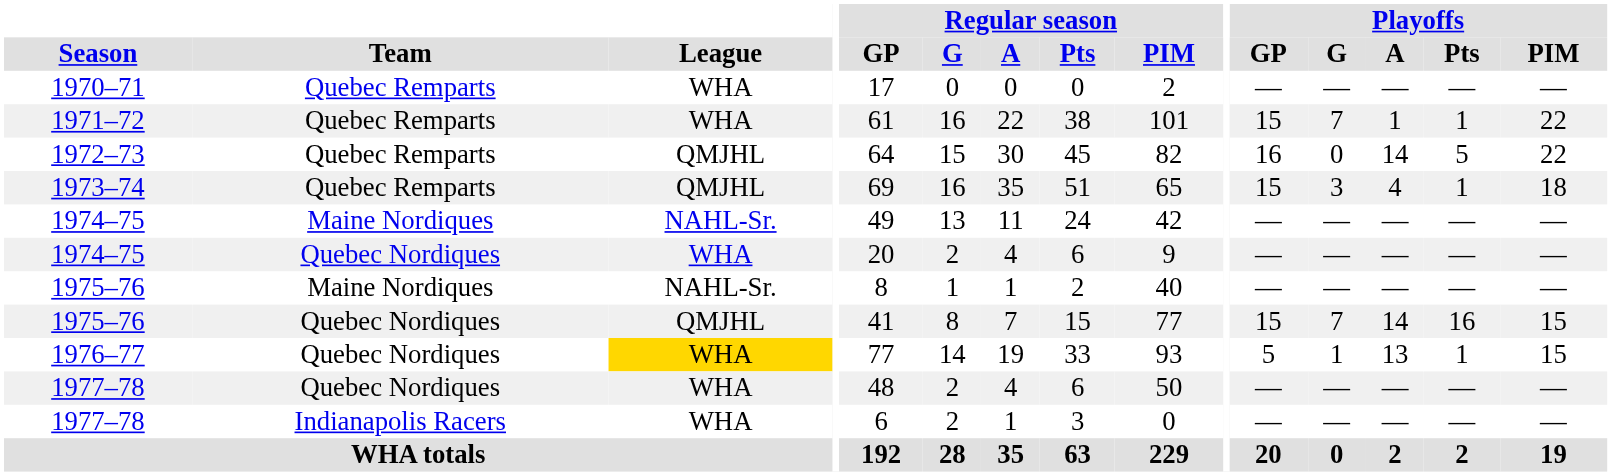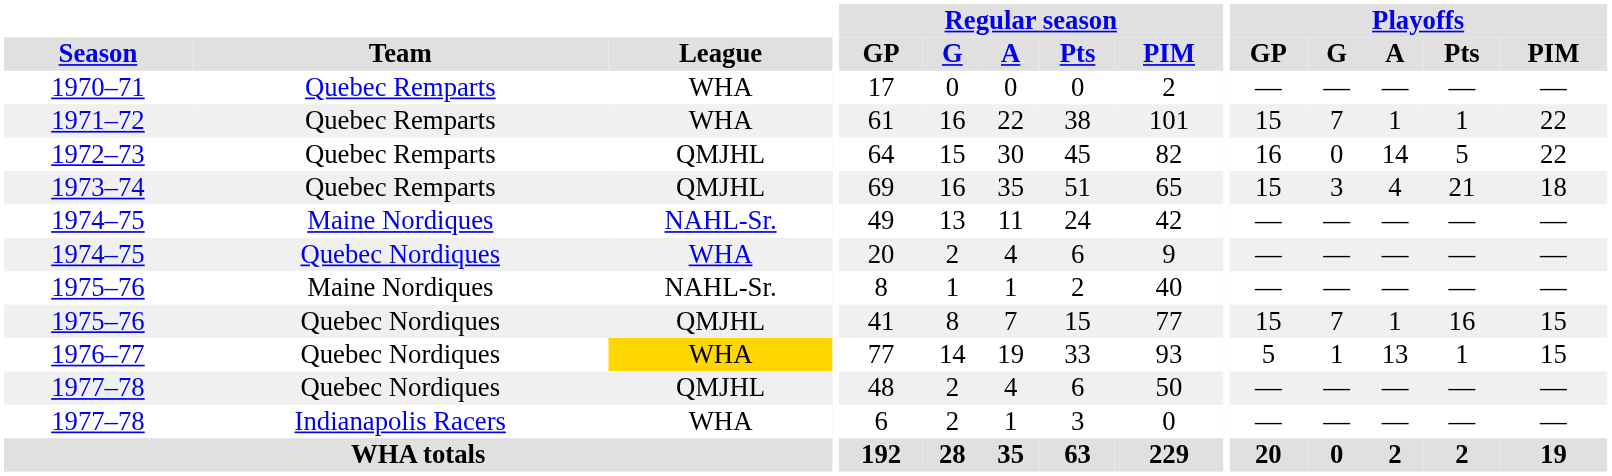(1462, 187) 1 -> (1462, 187) 21
(1395, 320) 14 -> (1395, 320) 1
(721, 387) WHA -> (721, 387) QMJHL
